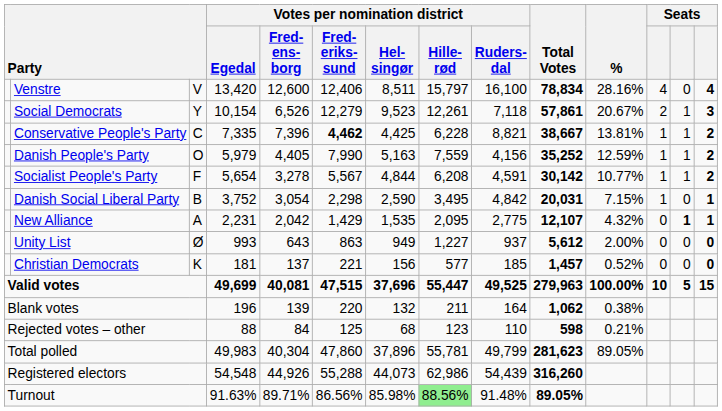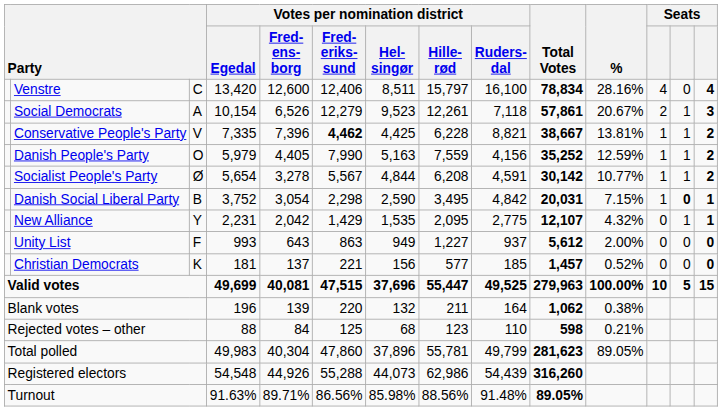(197, 90) V -> (198, 90) C
(197, 111) Y -> (197, 111) A
(198, 133) C -> (197, 133) V
(197, 177) F -> (198, 177) Ø
(687, 199) normal -> (687, 199) bold
(197, 220) A -> (197, 220) Y
(687, 220) bold -> (687, 220) normal
(198, 242) Ø -> (197, 242) F
(445, 395) lightgreen background -> (445, 395) no background
